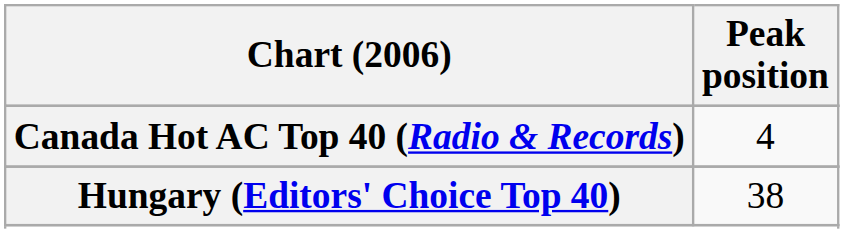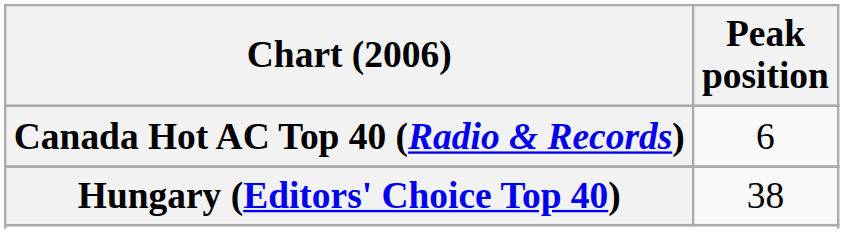(765, 135) 4 -> (765, 135) 6
